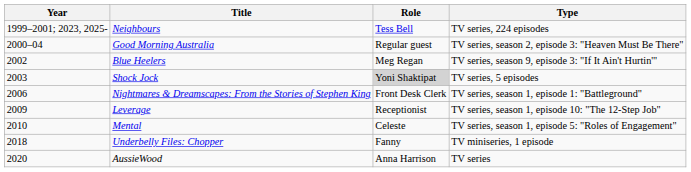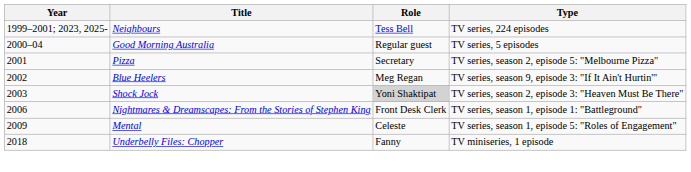(567, 45) TV series, season 2, episode 3: "Heaven Must Be There" -> (495, 45) TV series, 5 episodes
+ row: (123, 61)
(495, 77) TV series, 5 episodes -> (567, 93) TV series, season 2, episode 3: "Heaven Must Be There"
- row: (131, 110)
(17, 126) 2010 -> (17, 126) 2009
- row: (137, 158)
